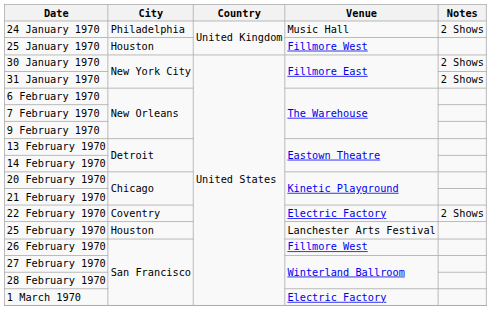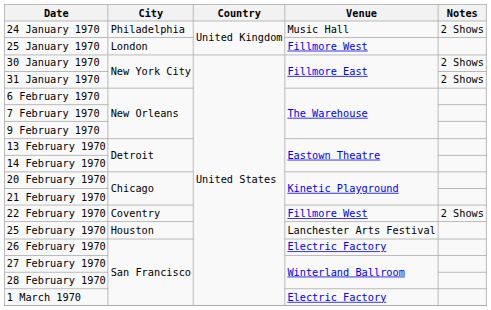(132, 46) Houston -> (129, 46) London
(337, 214) Electric Factory -> (328, 214) Fillmore West
(328, 247) Fillmore West -> (337, 247) Electric Factory
